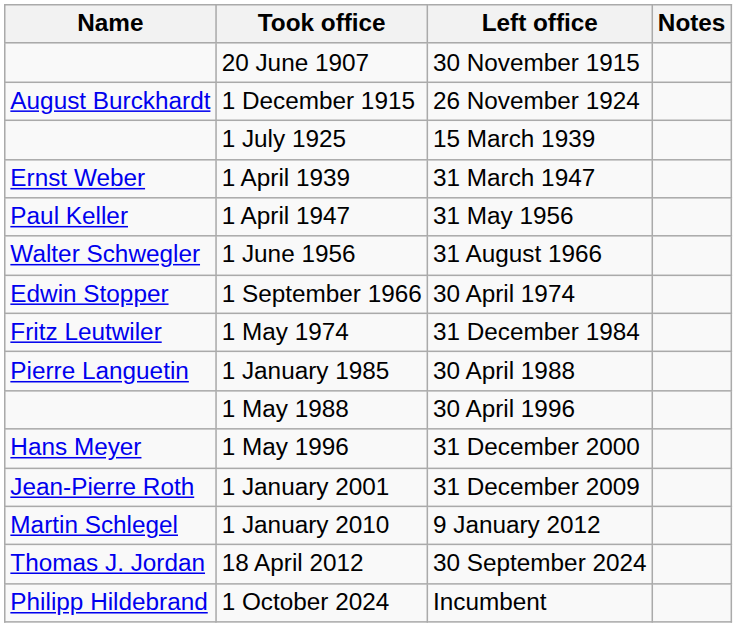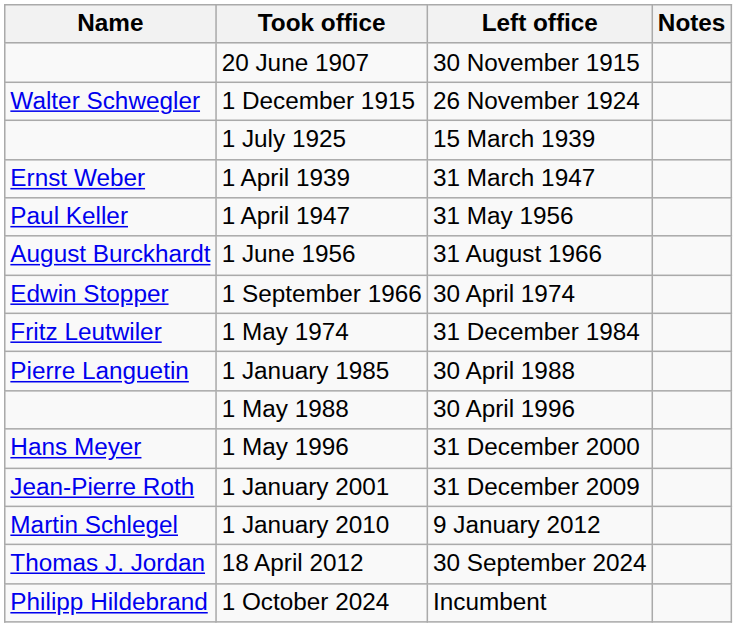(110, 100) August Burckhardt -> (105, 100) Walter Schwegler
(105, 255) Walter Schwegler -> (110, 255) August Burckhardt
